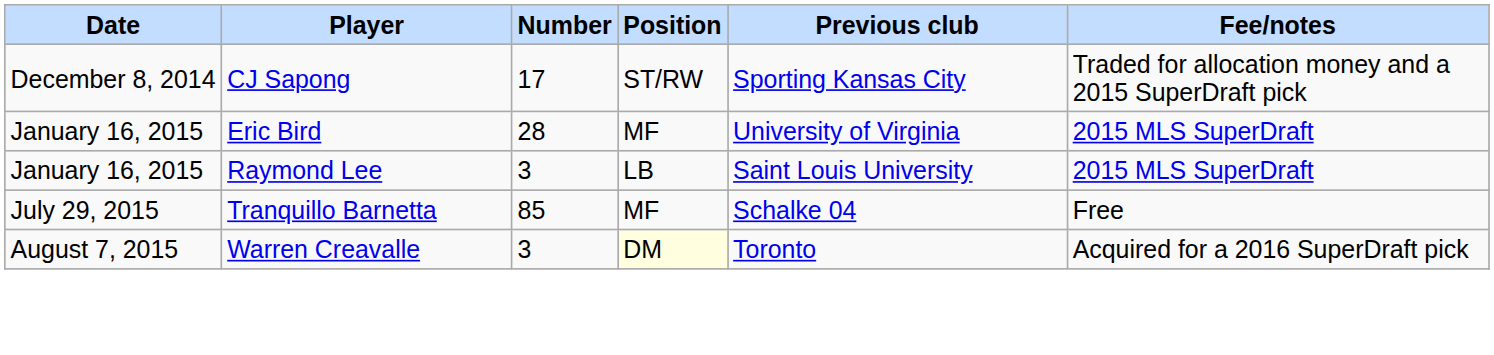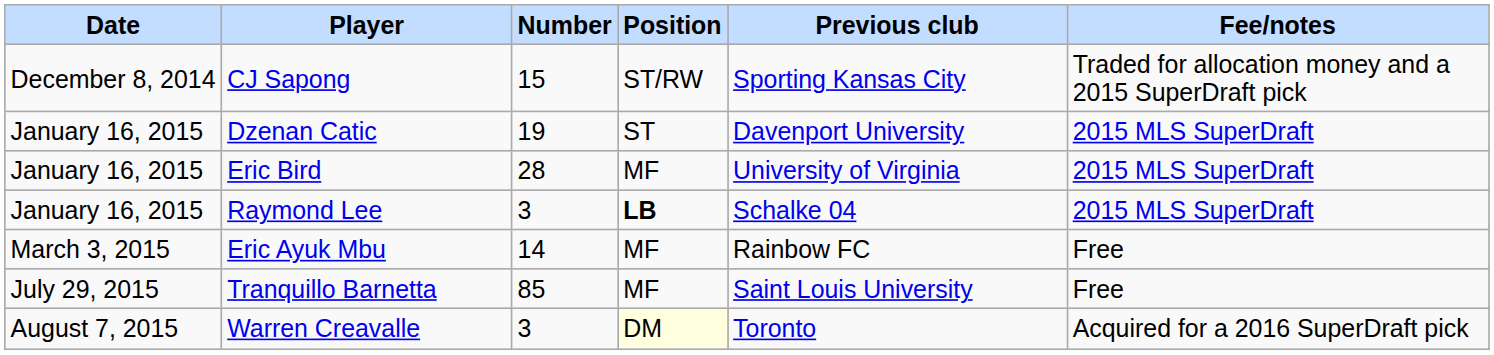(531, 78) 17 -> (531, 78) 15
+ row: (302, 132)
(639, 171) normal -> (640, 210) bold
(853, 171) Saint Louis University -> (795, 210) Schalke 04
+ row: (307, 250)
(795, 210) Schalke 04 -> (853, 289) Saint Louis University
